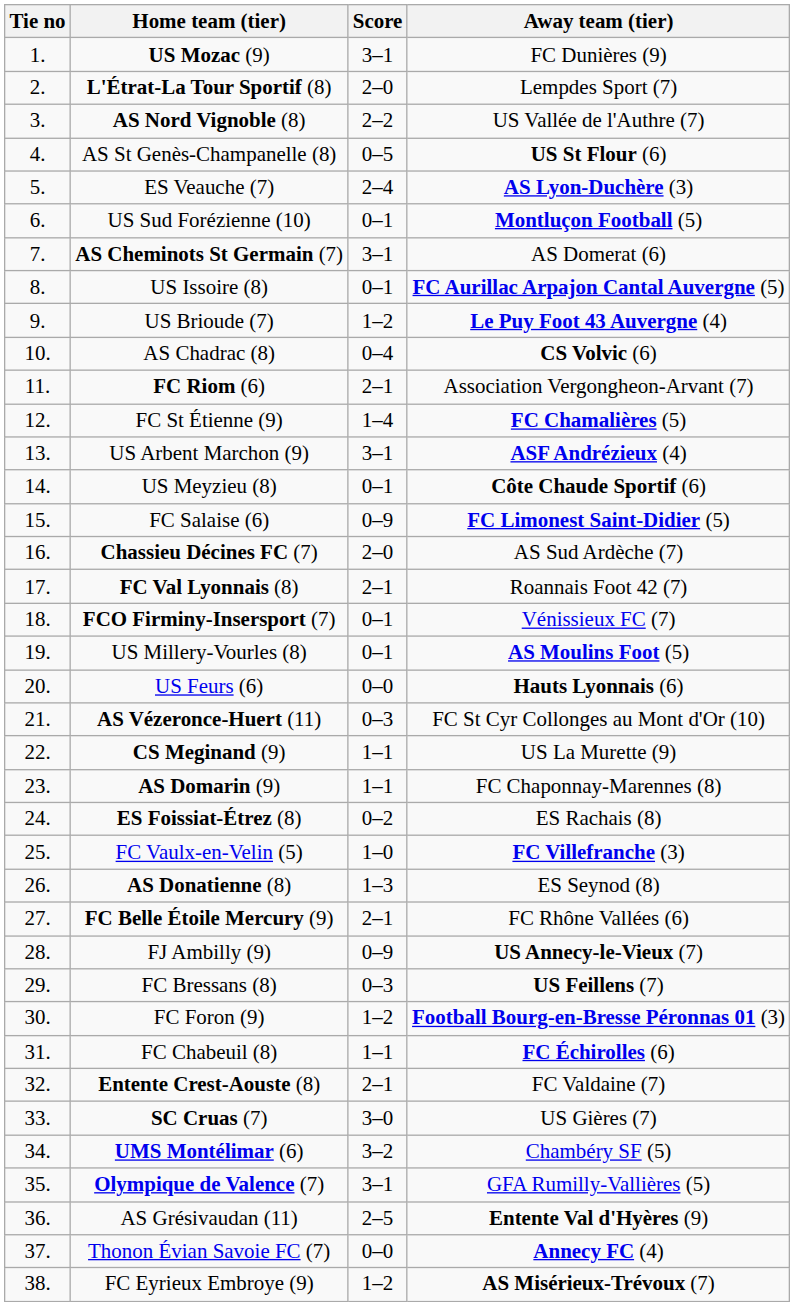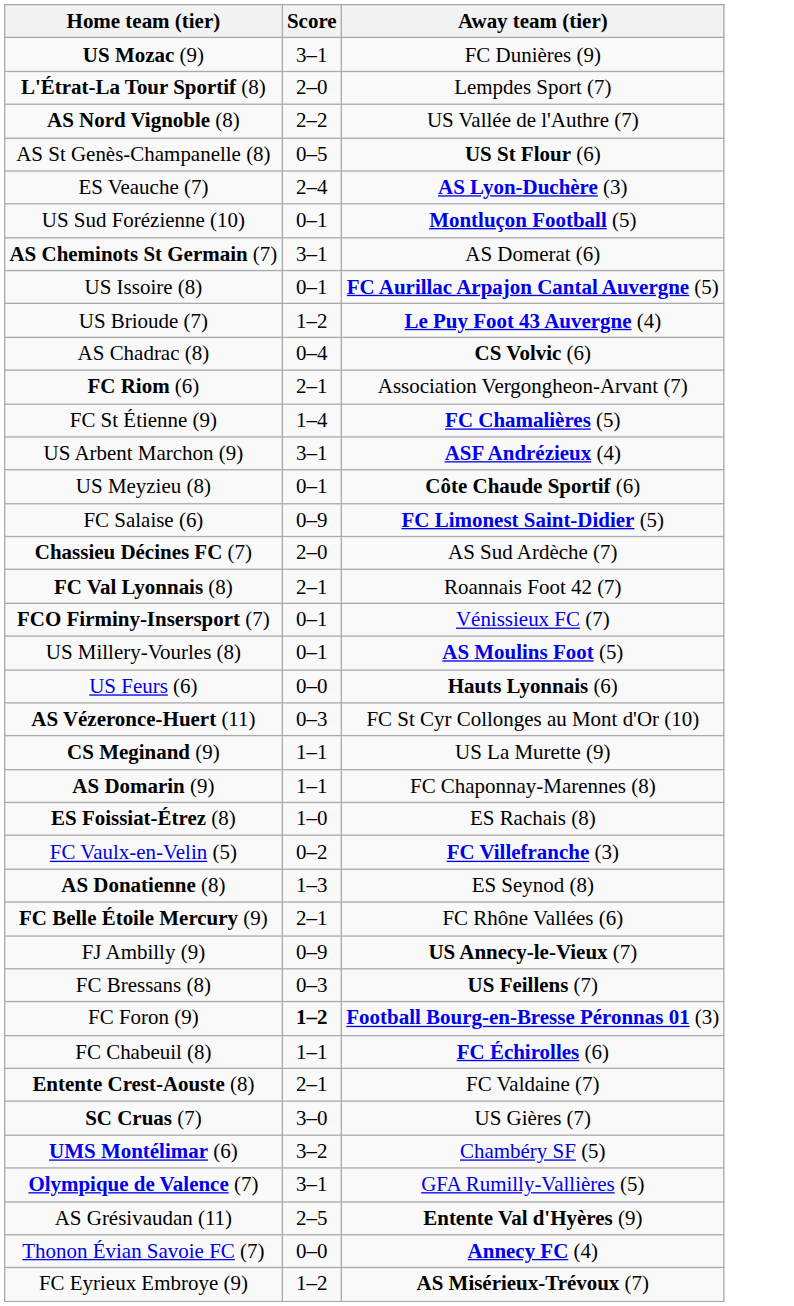- column: (38, 21)
(378, 818) 0–2 -> (312, 818) 1–0
(378, 852) 1–0 -> (312, 852) 0–2
(378, 1018) normal -> (312, 1018) bold
